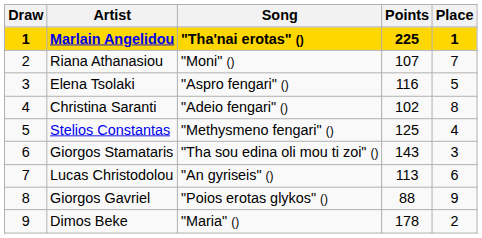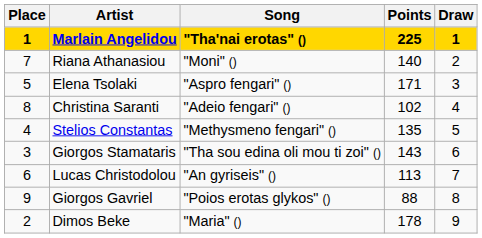columns swapped: (26, 15) <-> (455, 15)
(407, 61) 107 -> (410, 61) 140
(407, 84) 116 -> (410, 84) 171
(407, 130) 125 -> (410, 130) 135
